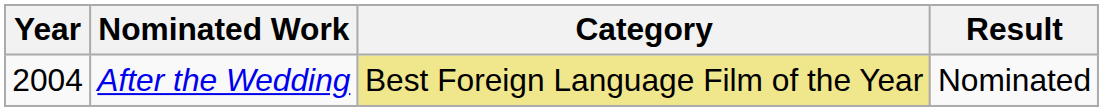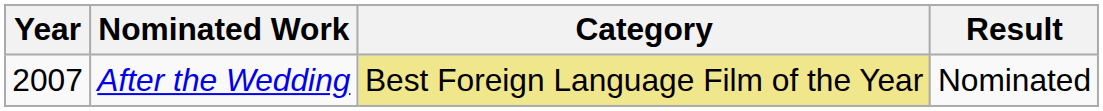(48, 79) 2004 -> (48, 79) 2007
